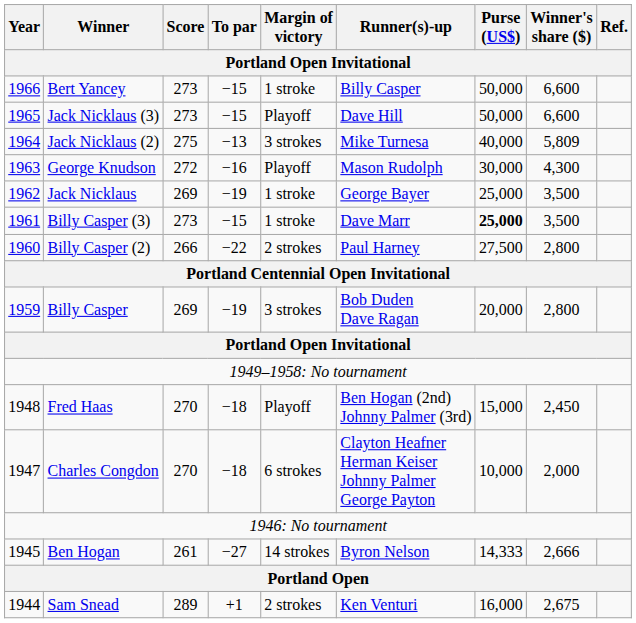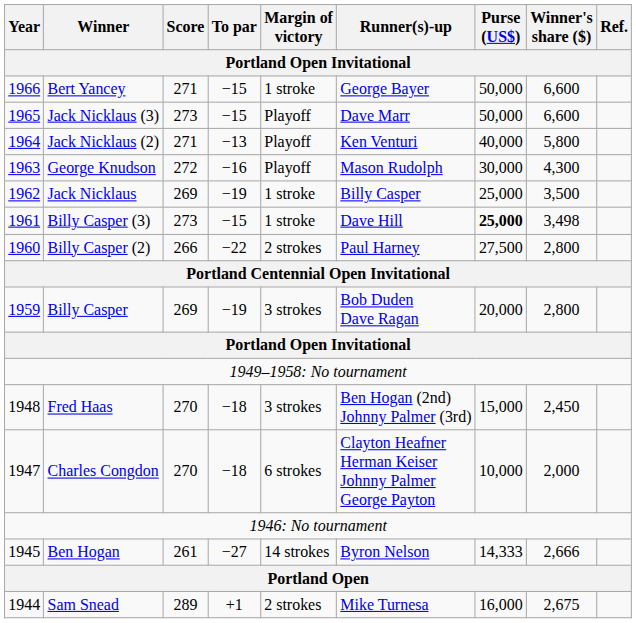(185, 89) 273 -> (185, 89) 271
(380, 89) Billy Casper -> (385, 89) George Bayer
(372, 115) Dave Hill -> (375, 115) Dave Marr
(185, 142) 275 -> (185, 142) 271
(293, 142) 3 strokes -> (288, 142) Playoff
(384, 142) Mike Turnesa -> (379, 142) Ken Venturi
(561, 142) 5,809 -> (561, 142) 5,800
(385, 194) George Bayer -> (380, 194) Billy Casper
(375, 220) Dave Marr -> (372, 220) Dave Hill
(561, 220) 3,500 -> (561, 220) 3,498
(288, 407) Playoff -> (293, 407) 3 strokes
(379, 604) Ken Venturi -> (384, 604) Mike Turnesa
